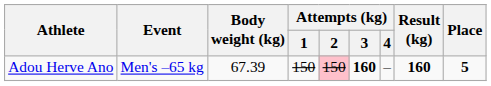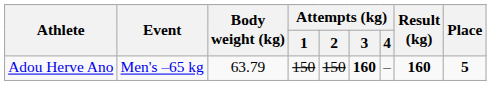(248, 68) 67.39 -> (248, 68) 63.79
(334, 68) pink background -> (334, 68) no background
